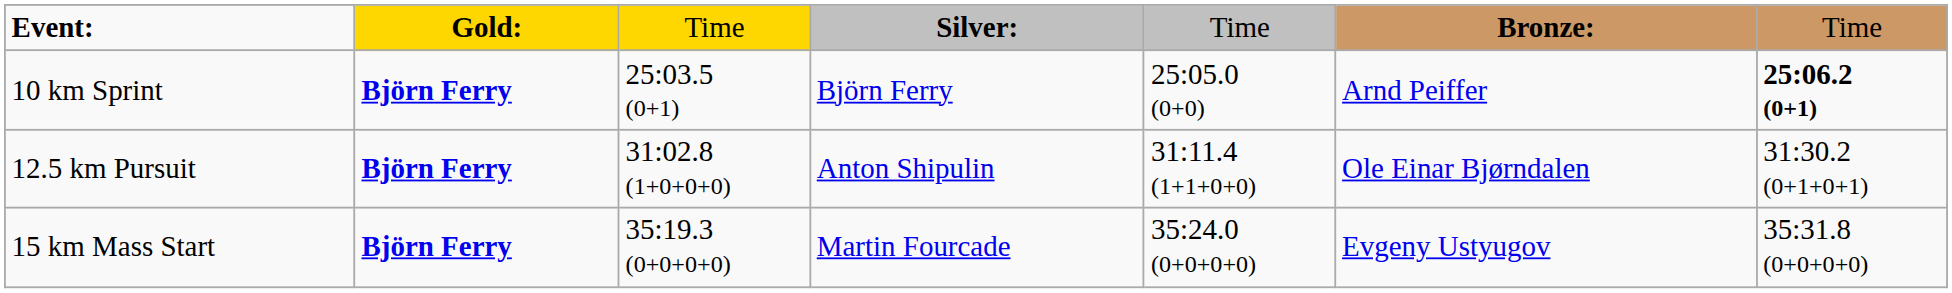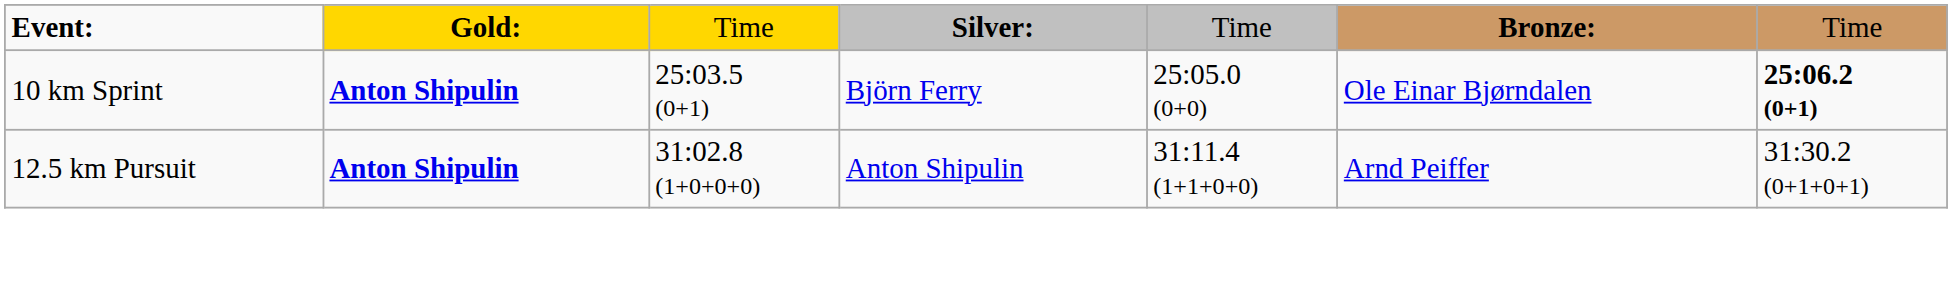(437, 89) Björn Ferry -> (424, 89) Anton Shipulin
(1415, 89) Arnd Peiffer -> (1468, 89) Ole Einar Bjørndalen
(437, 168) Björn Ferry -> (424, 168) Anton Shipulin
(1466, 168) Ole Einar Bjørndalen -> (1416, 168) Arnd Peiffer
- row: (113, 246)
